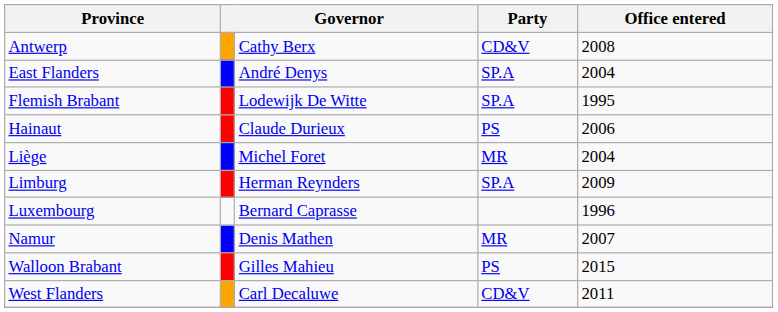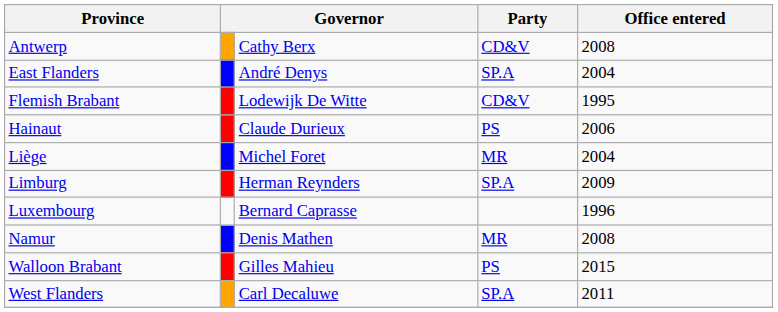(498, 101) SP.A -> (505, 101) CD&V
(598, 239) 2007 -> (598, 239) 2008
(505, 294) CD&V -> (498, 294) SP.A
